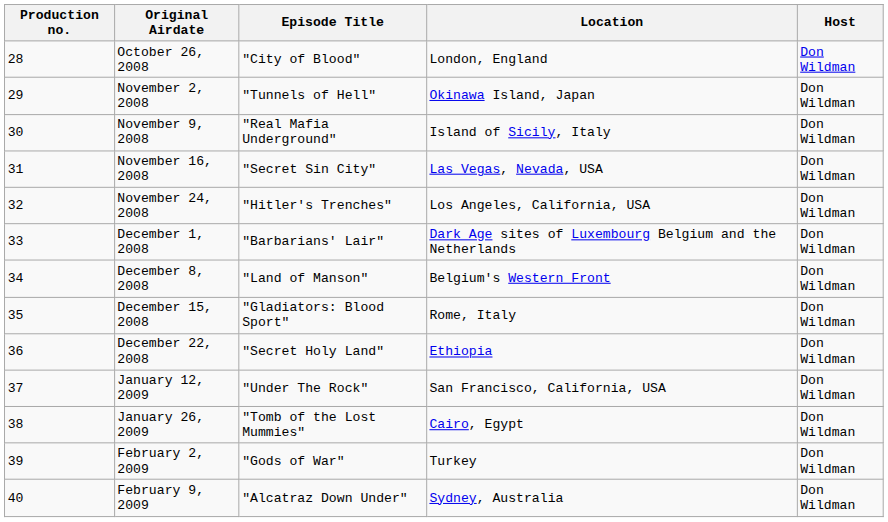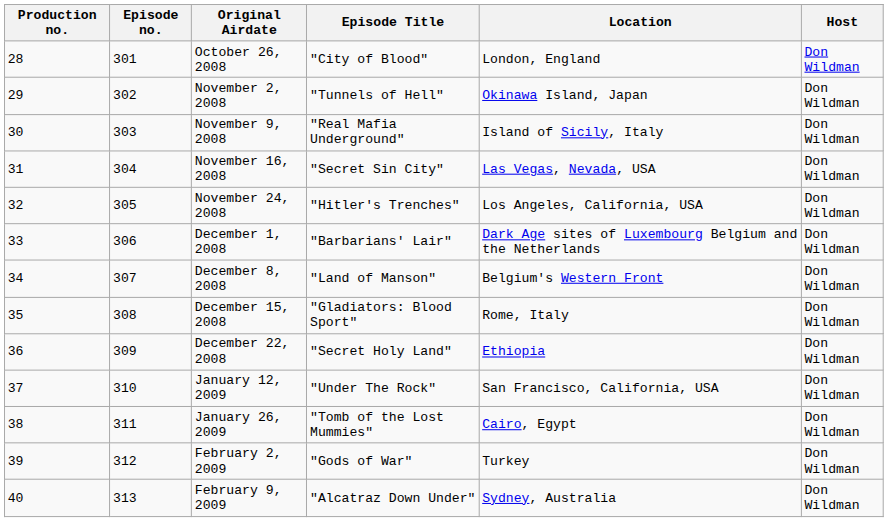+ column: (151, 23)
